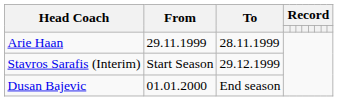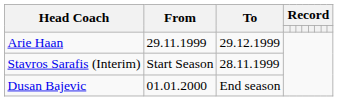(250, 42) 28.11.1999 -> (250, 42) 29.12.1999
(250, 63) 29.12.1999 -> (250, 63) 28.11.1999
